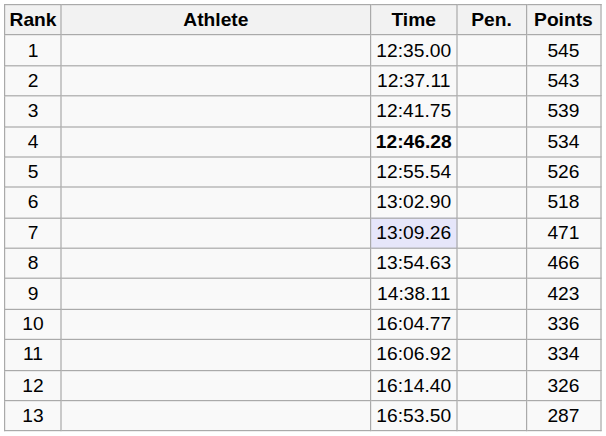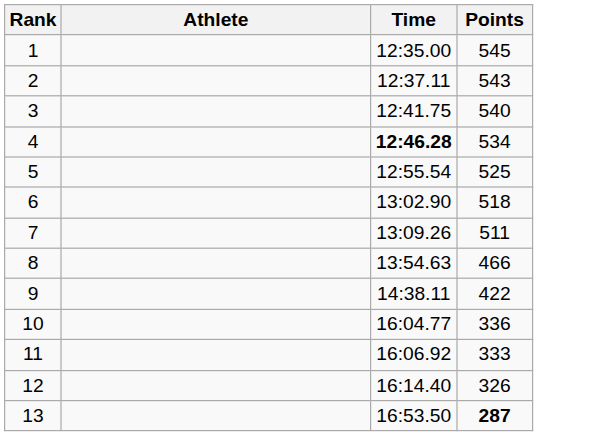- column: (492, 19)
(563, 111) 539 -> (495, 111) 540
(563, 171) 526 -> (495, 171) 525
(414, 232) lavender background -> (414, 232) no background
(563, 232) 471 -> (495, 232) 511
(563, 293) 423 -> (495, 293) 422
(563, 354) 334 -> (495, 354) 333
(563, 415) normal -> (495, 415) bold
